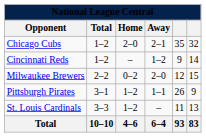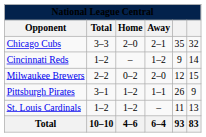(101, 43) 1–2 -> (101, 43) 3–3
(101, 107) 3–3 -> (101, 107) 1–2
